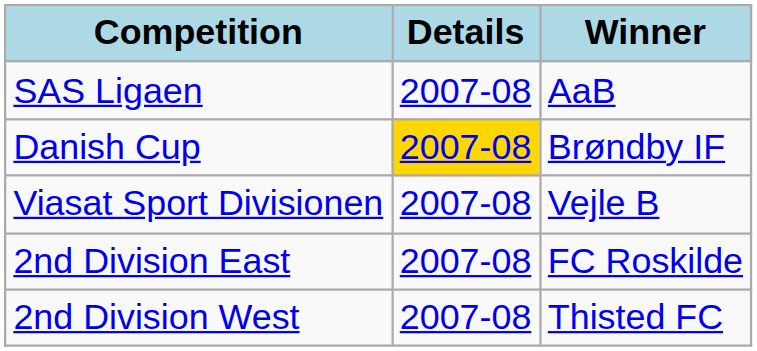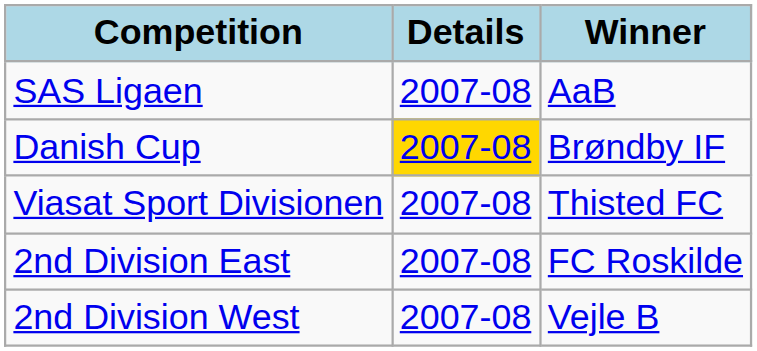(604, 203) Vejle B -> (635, 203) Thisted FC
(635, 317) Thisted FC -> (604, 317) Vejle B
